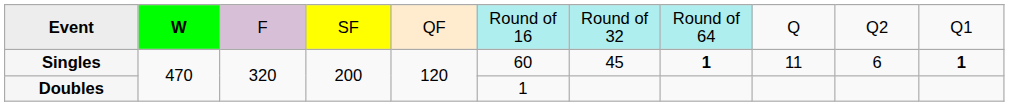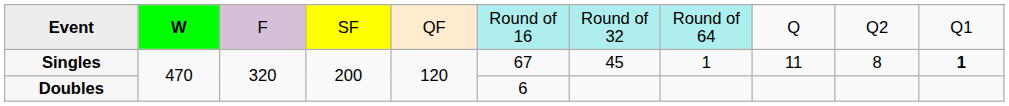(523, 63) 60 -> (523, 63) 67
(706, 63) bold -> (706, 63) normal
(877, 63) 6 -> (877, 63) 8
(523, 89) 1 -> (523, 89) 6
